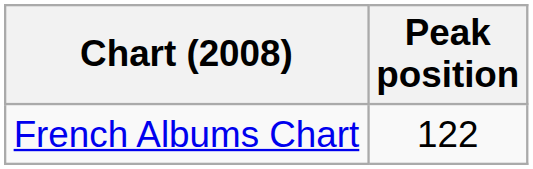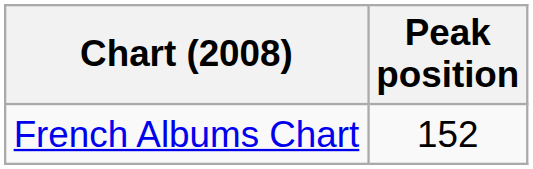(448, 133) 122 -> (448, 133) 152
